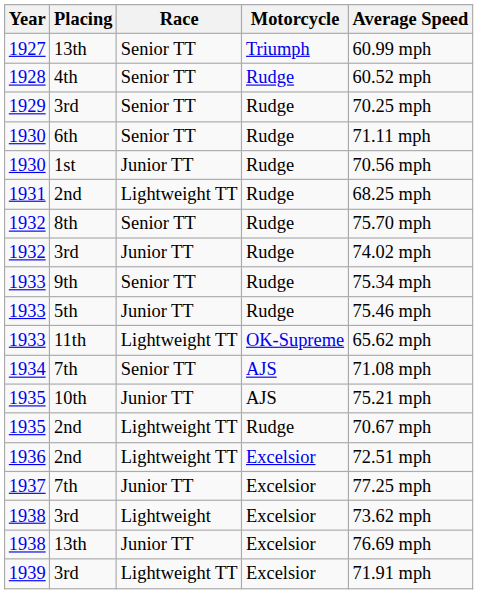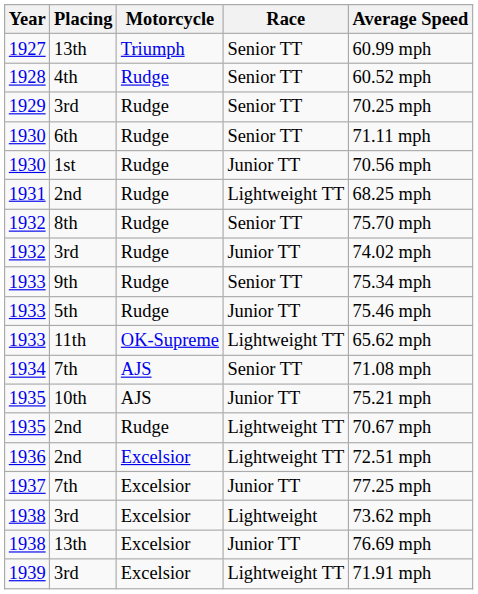columns swapped: (179, 19) <-> (295, 19)
